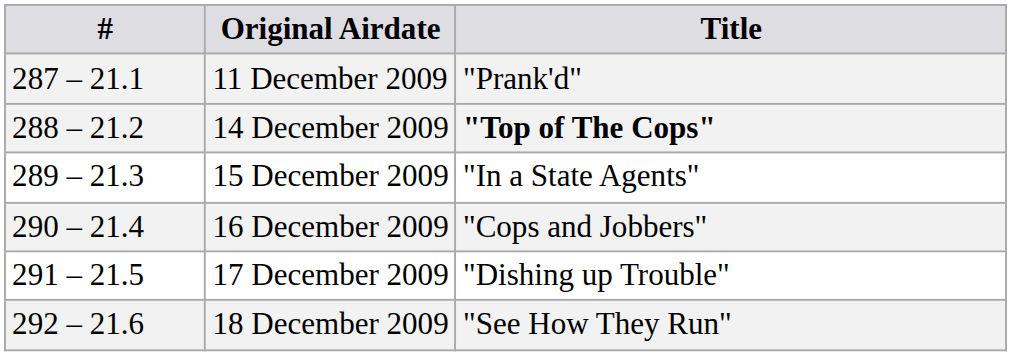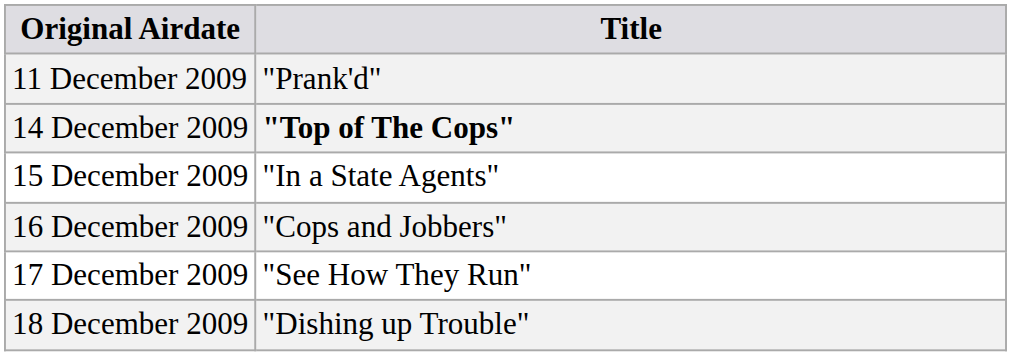- column: (105, 29)
(596, 275) "Dishing up Trouble" -> (397, 275) "See How They Run"
(597, 324) "See How They Run" -> (396, 324) "Dishing up Trouble"
